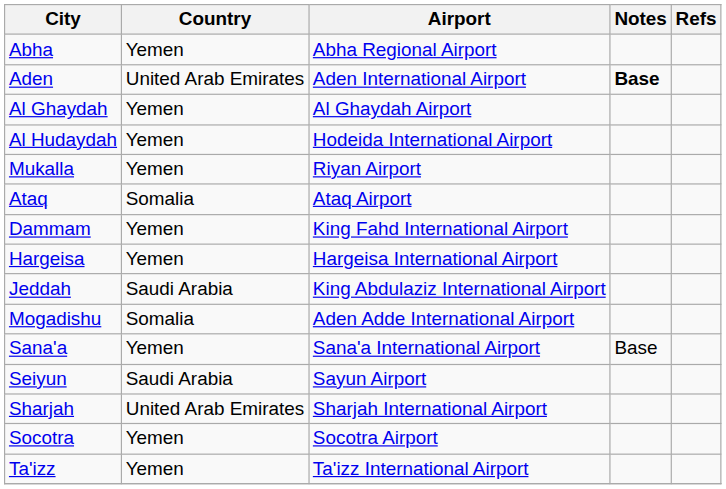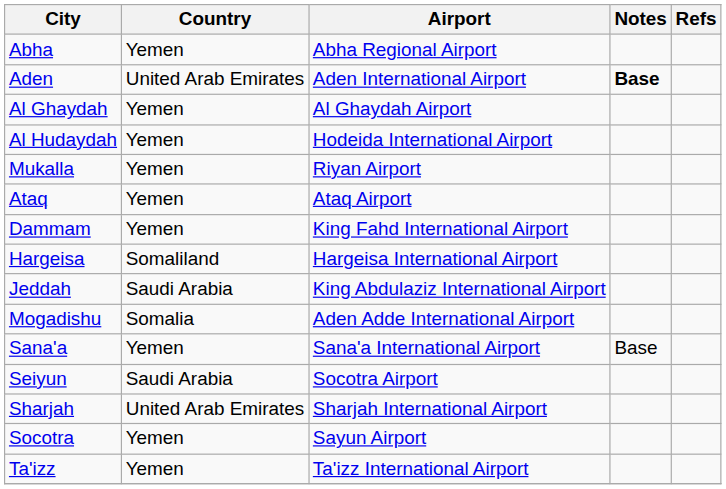(160, 199) Somalia -> (155, 199) Yemen
(155, 259) Yemen -> (172, 259) Somaliland
(370, 378) Sayun Airport -> (375, 378) Socotra Airport
(375, 438) Socotra Airport -> (370, 438) Sayun Airport
